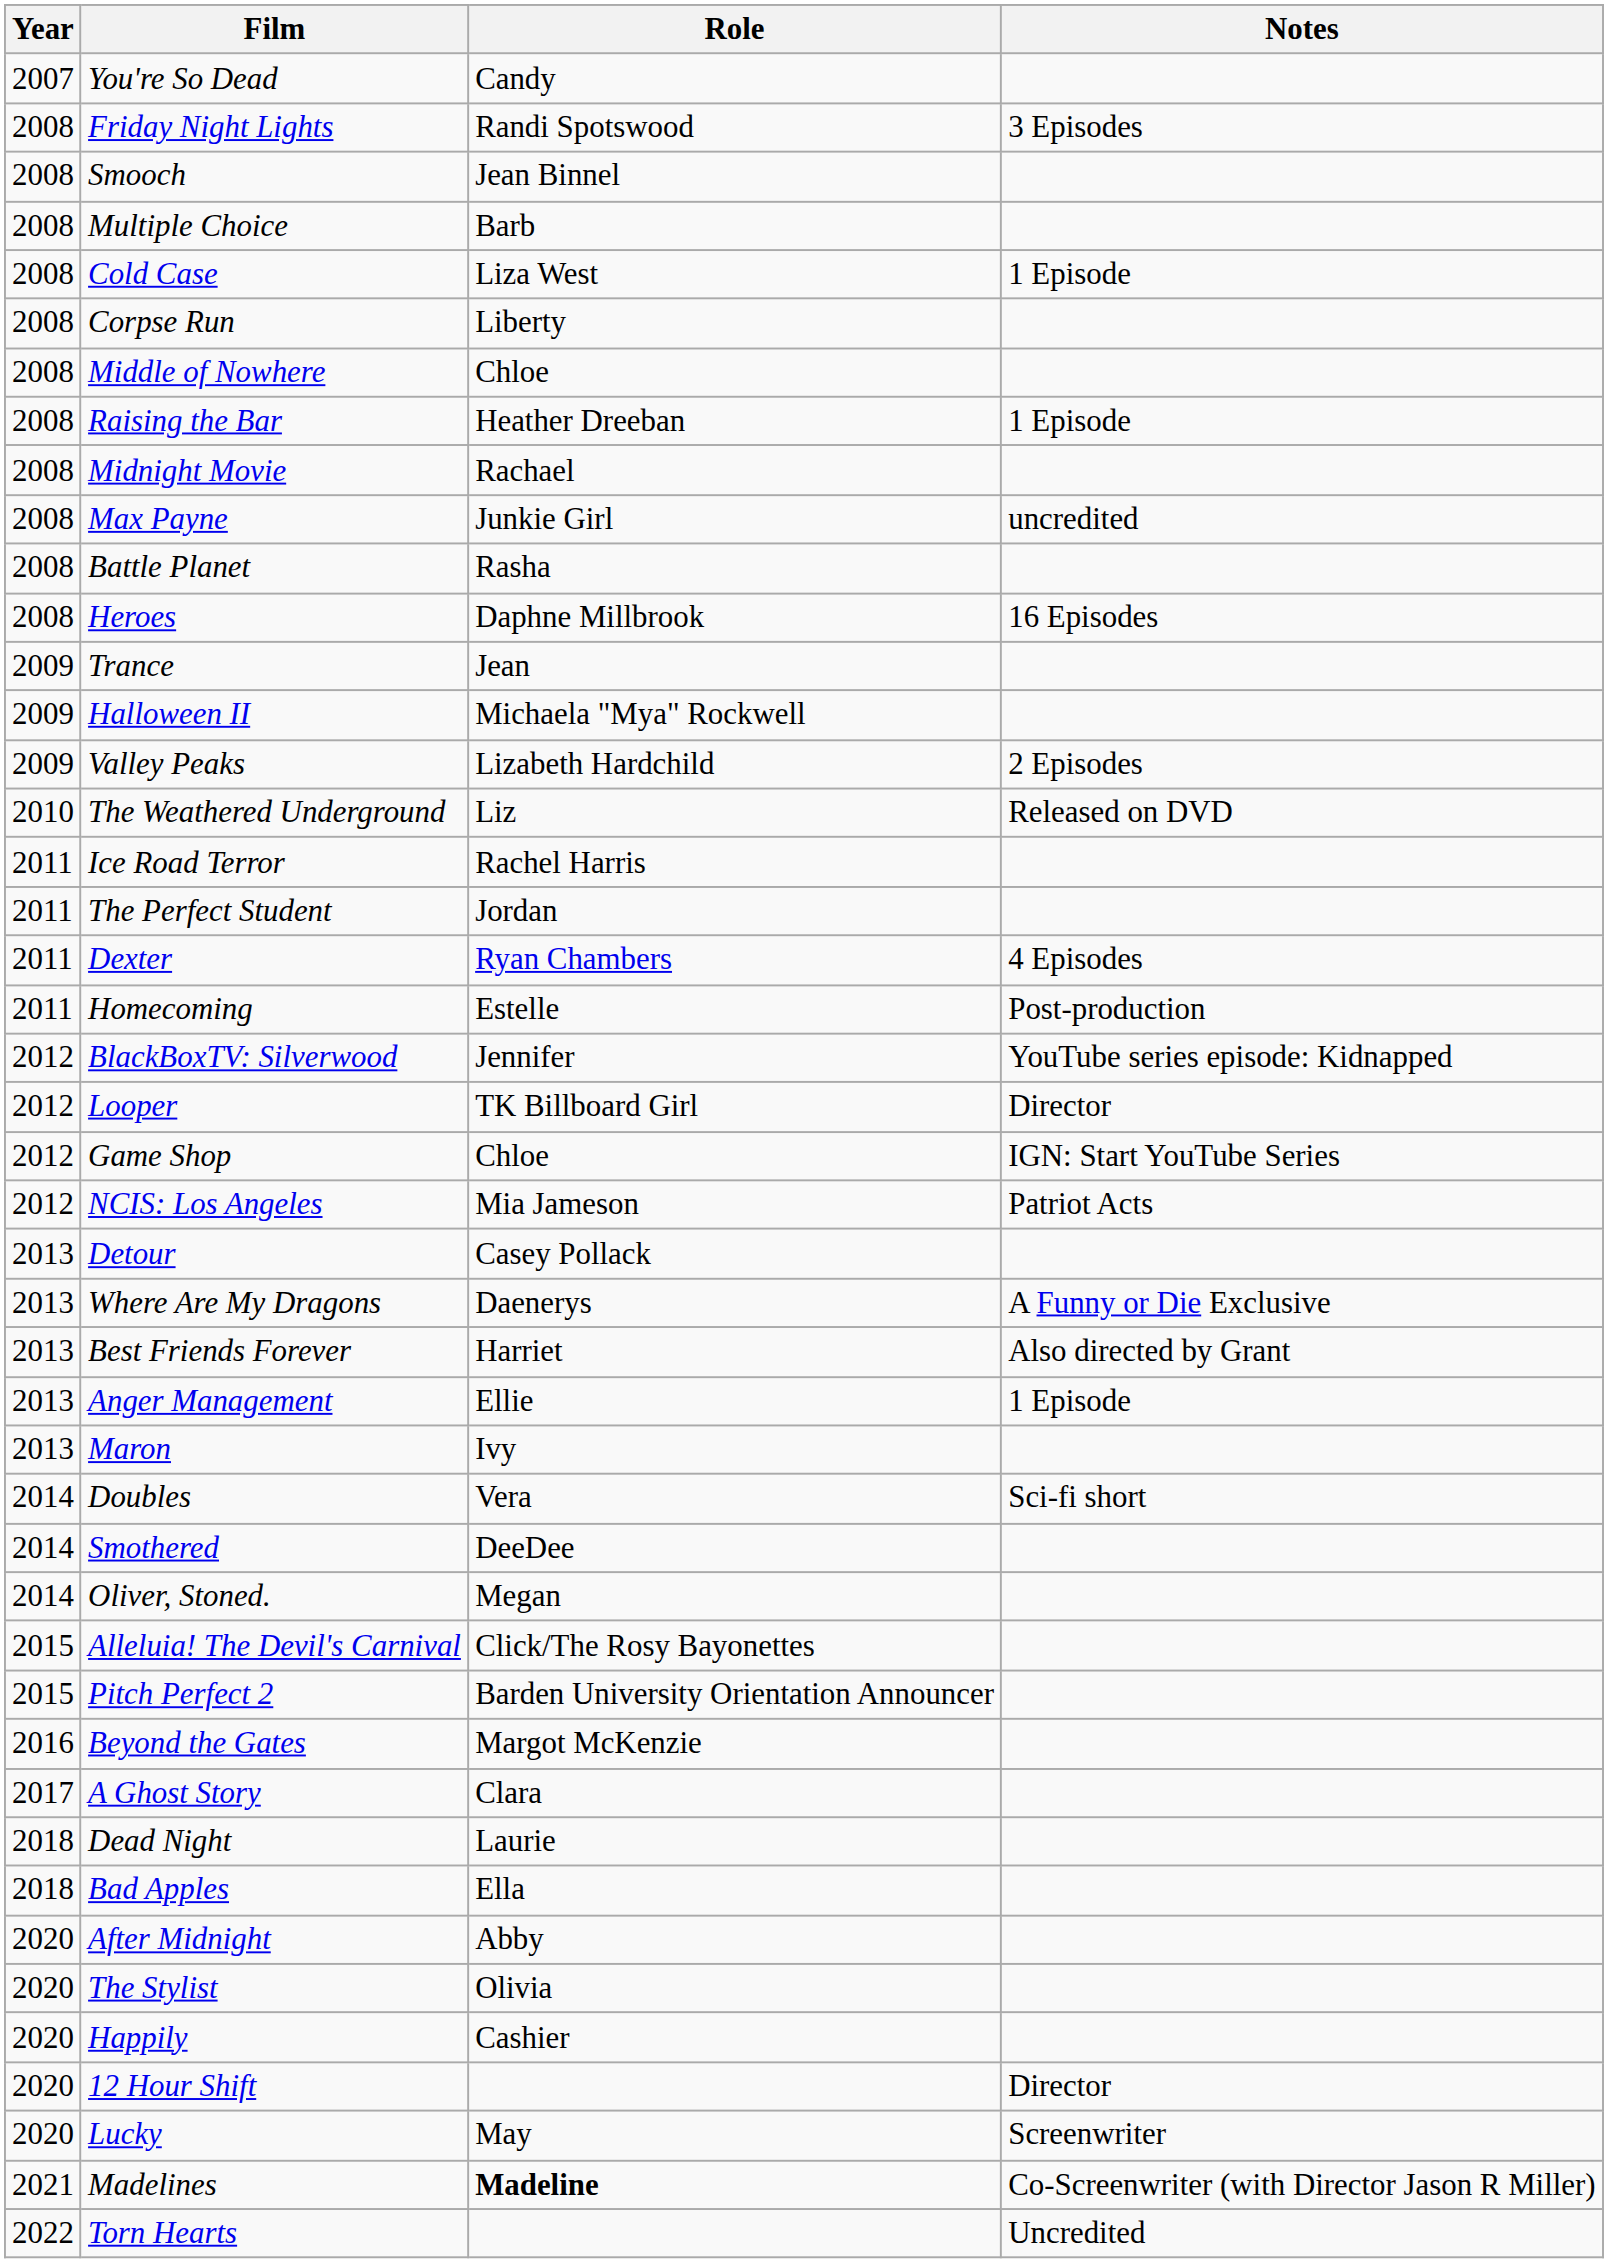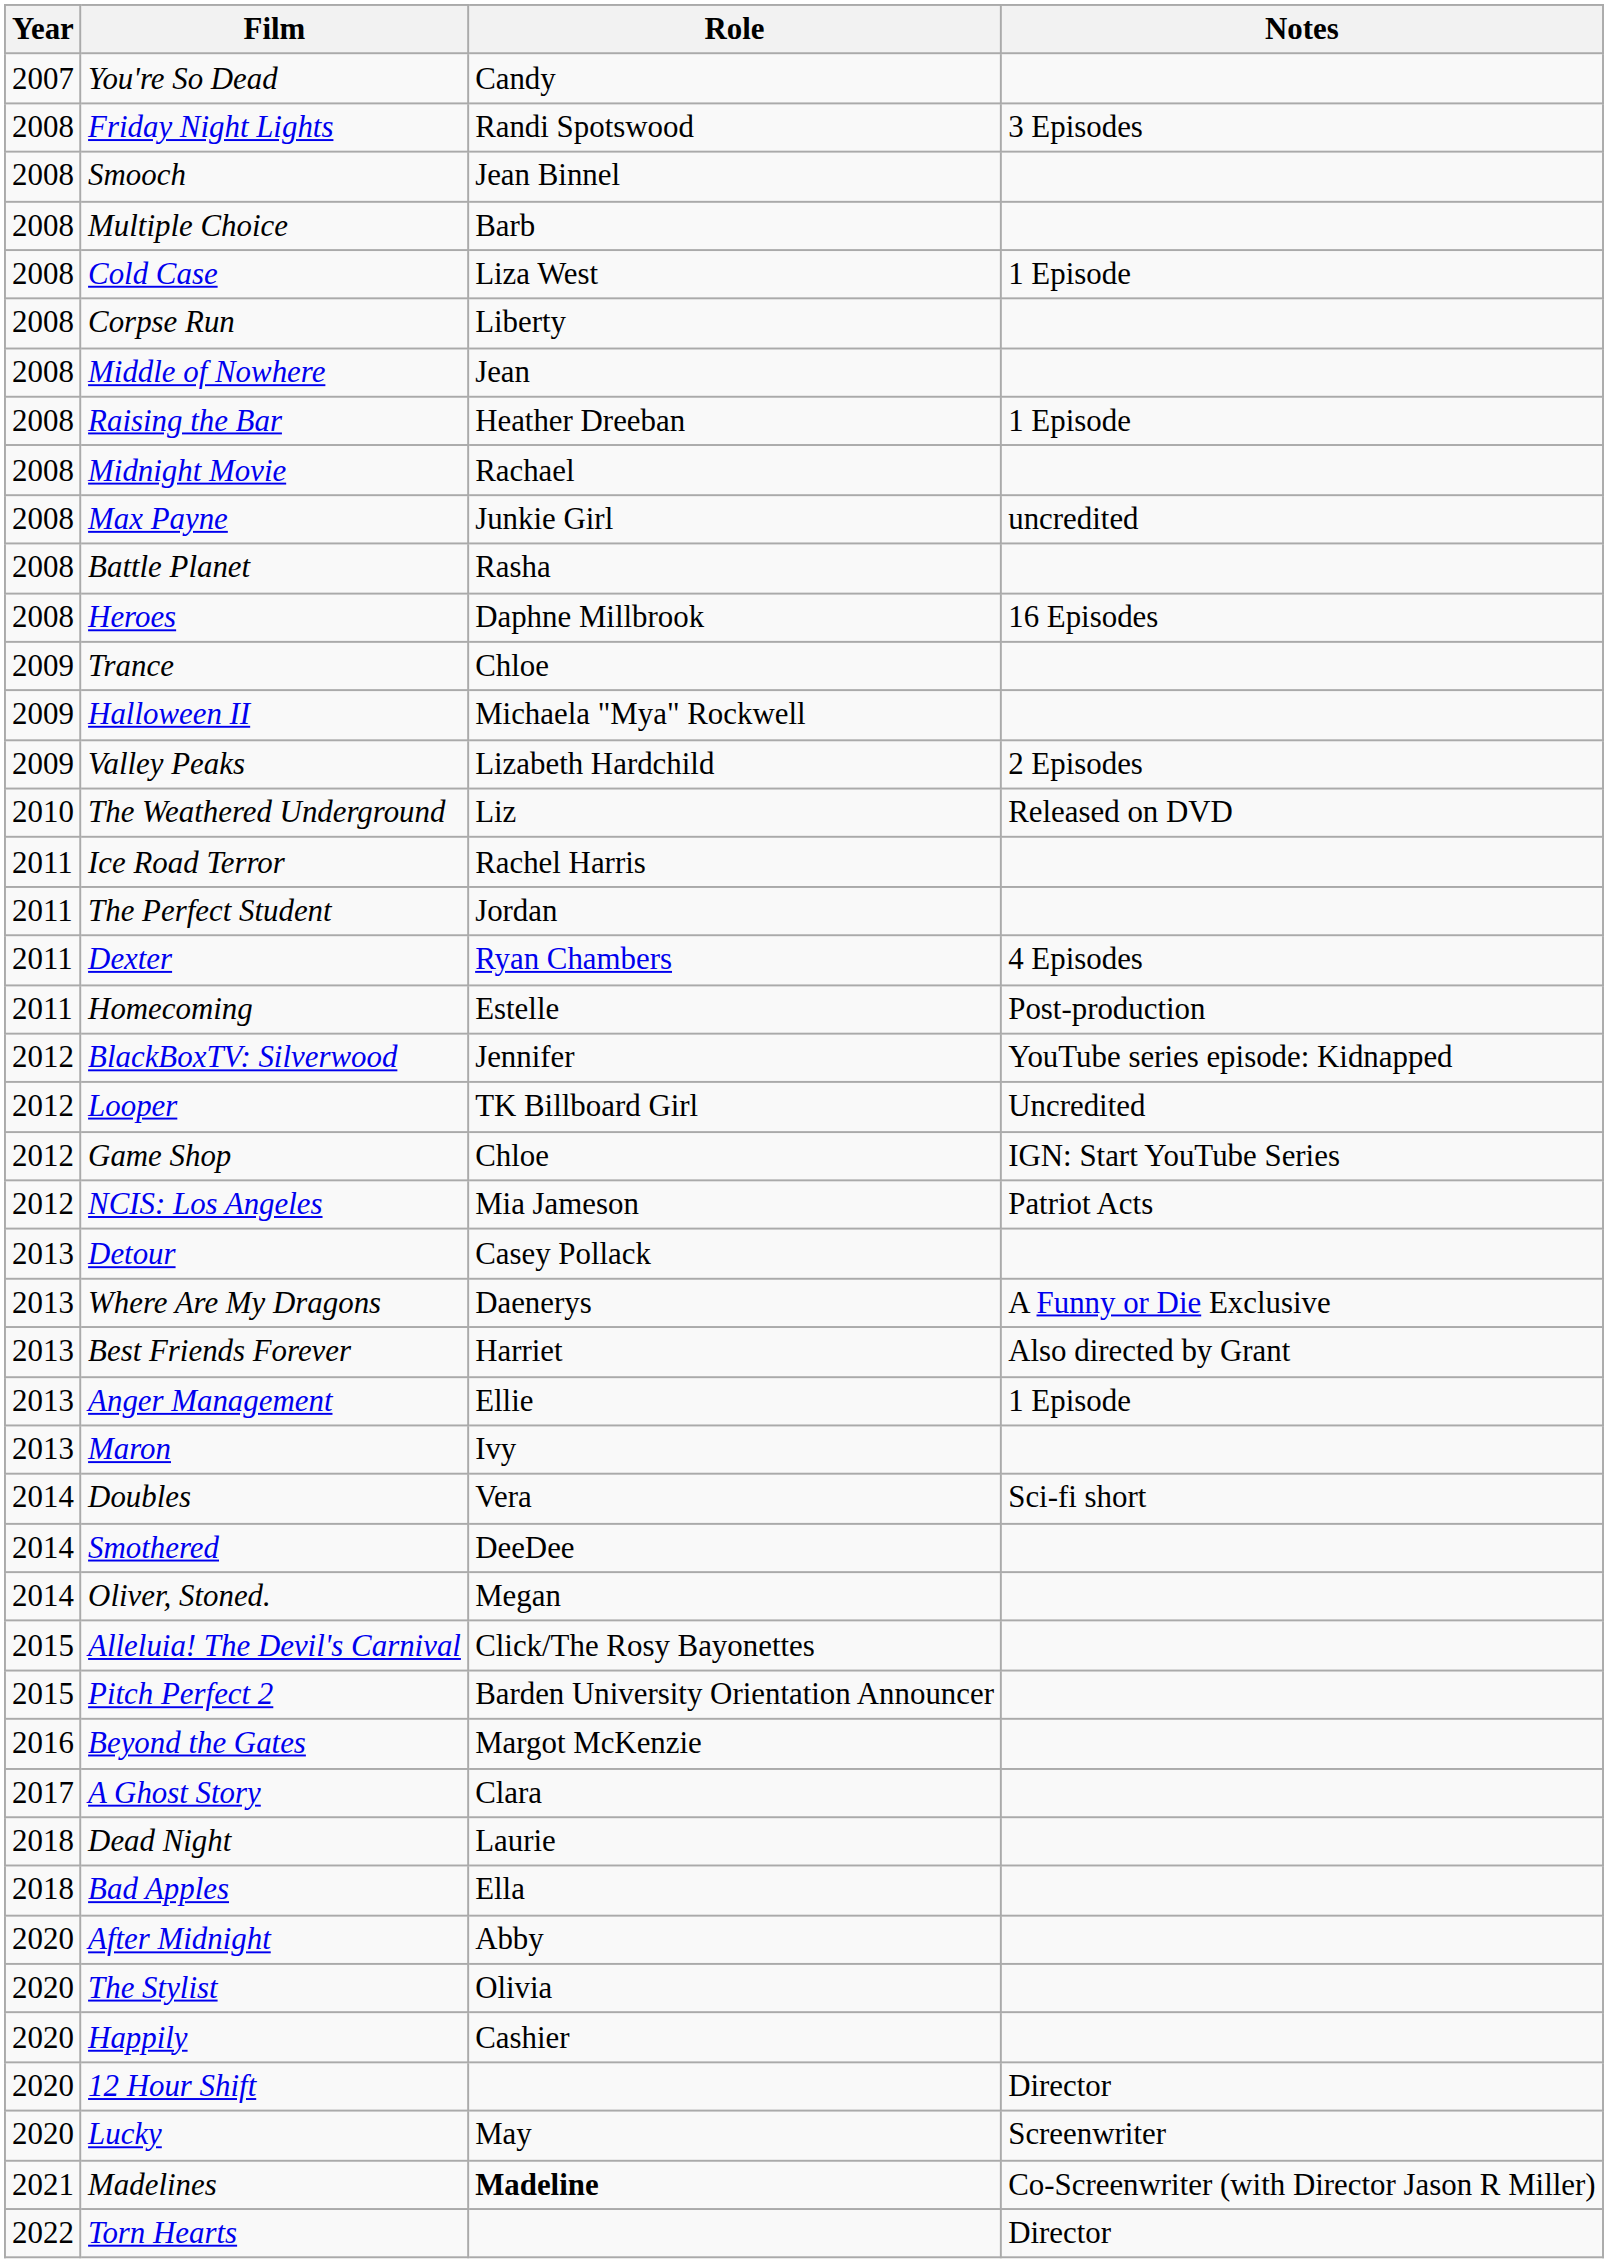(512, 371) Chloe -> (503, 371) Jean
(503, 665) Jean -> (512, 665) Chloe
(1060, 1106) Director -> (1077, 1106) Uncredited
(1077, 2232) Uncredited -> (1060, 2232) Director
